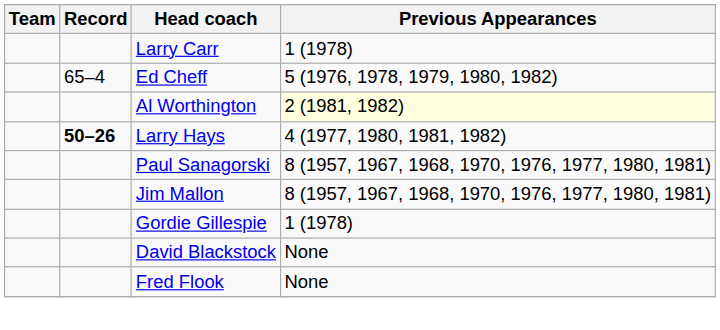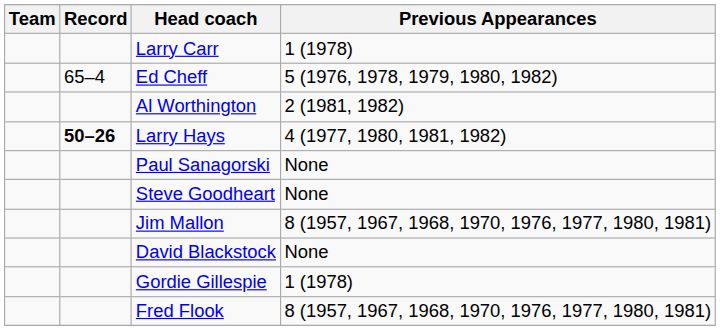(344, 106) lightyellow background -> (344, 106) no background
(498, 164) 8 (1957, 1967, 1968, 1970, 1976, 1977, 1980, 1981) -> (306, 164) None
+ row: (205, 194)
rows swapped: (201, 223) <-> (206, 252)
(306, 281) None -> (498, 310) 8 (1957, 1967, 1968, 1970, 1976, 1977, 1980, 1981)
